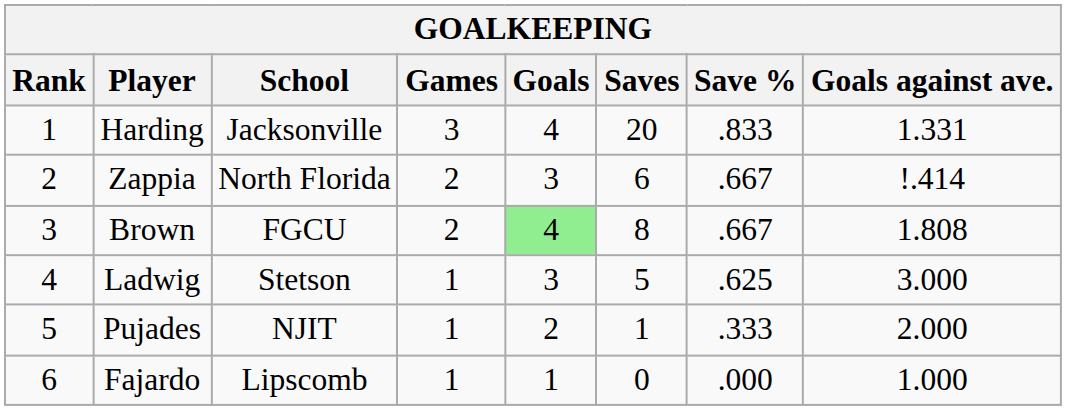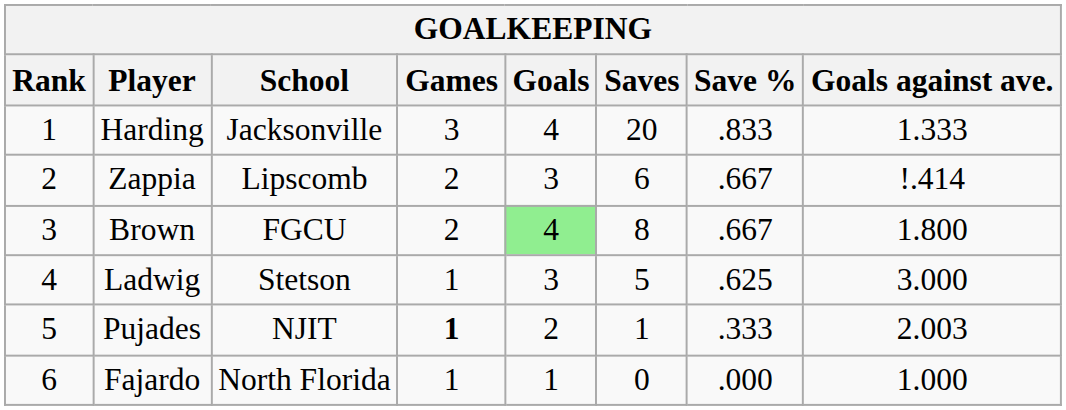(932, 129) 1.331 -> (932, 129) 1.333
(304, 179) North Florida -> (304, 179) Lipscomb
(932, 229) 1.808 -> (932, 229) 1.800
(452, 329) normal -> (452, 329) bold
(932, 329) 2.000 -> (932, 329) 2.003
(304, 379) Lipscomb -> (304, 379) North Florida
